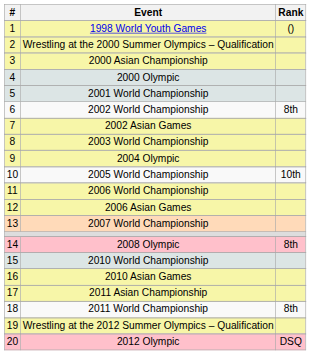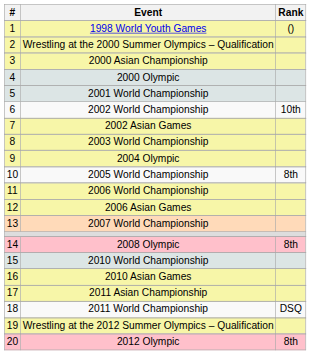(291, 110) 8th -> (291, 110) 10th
(291, 175) 10th -> (291, 175) 8th
(291, 309) 8th -> (291, 309) DSQ
(291, 342) DSQ -> (291, 342) 8th
